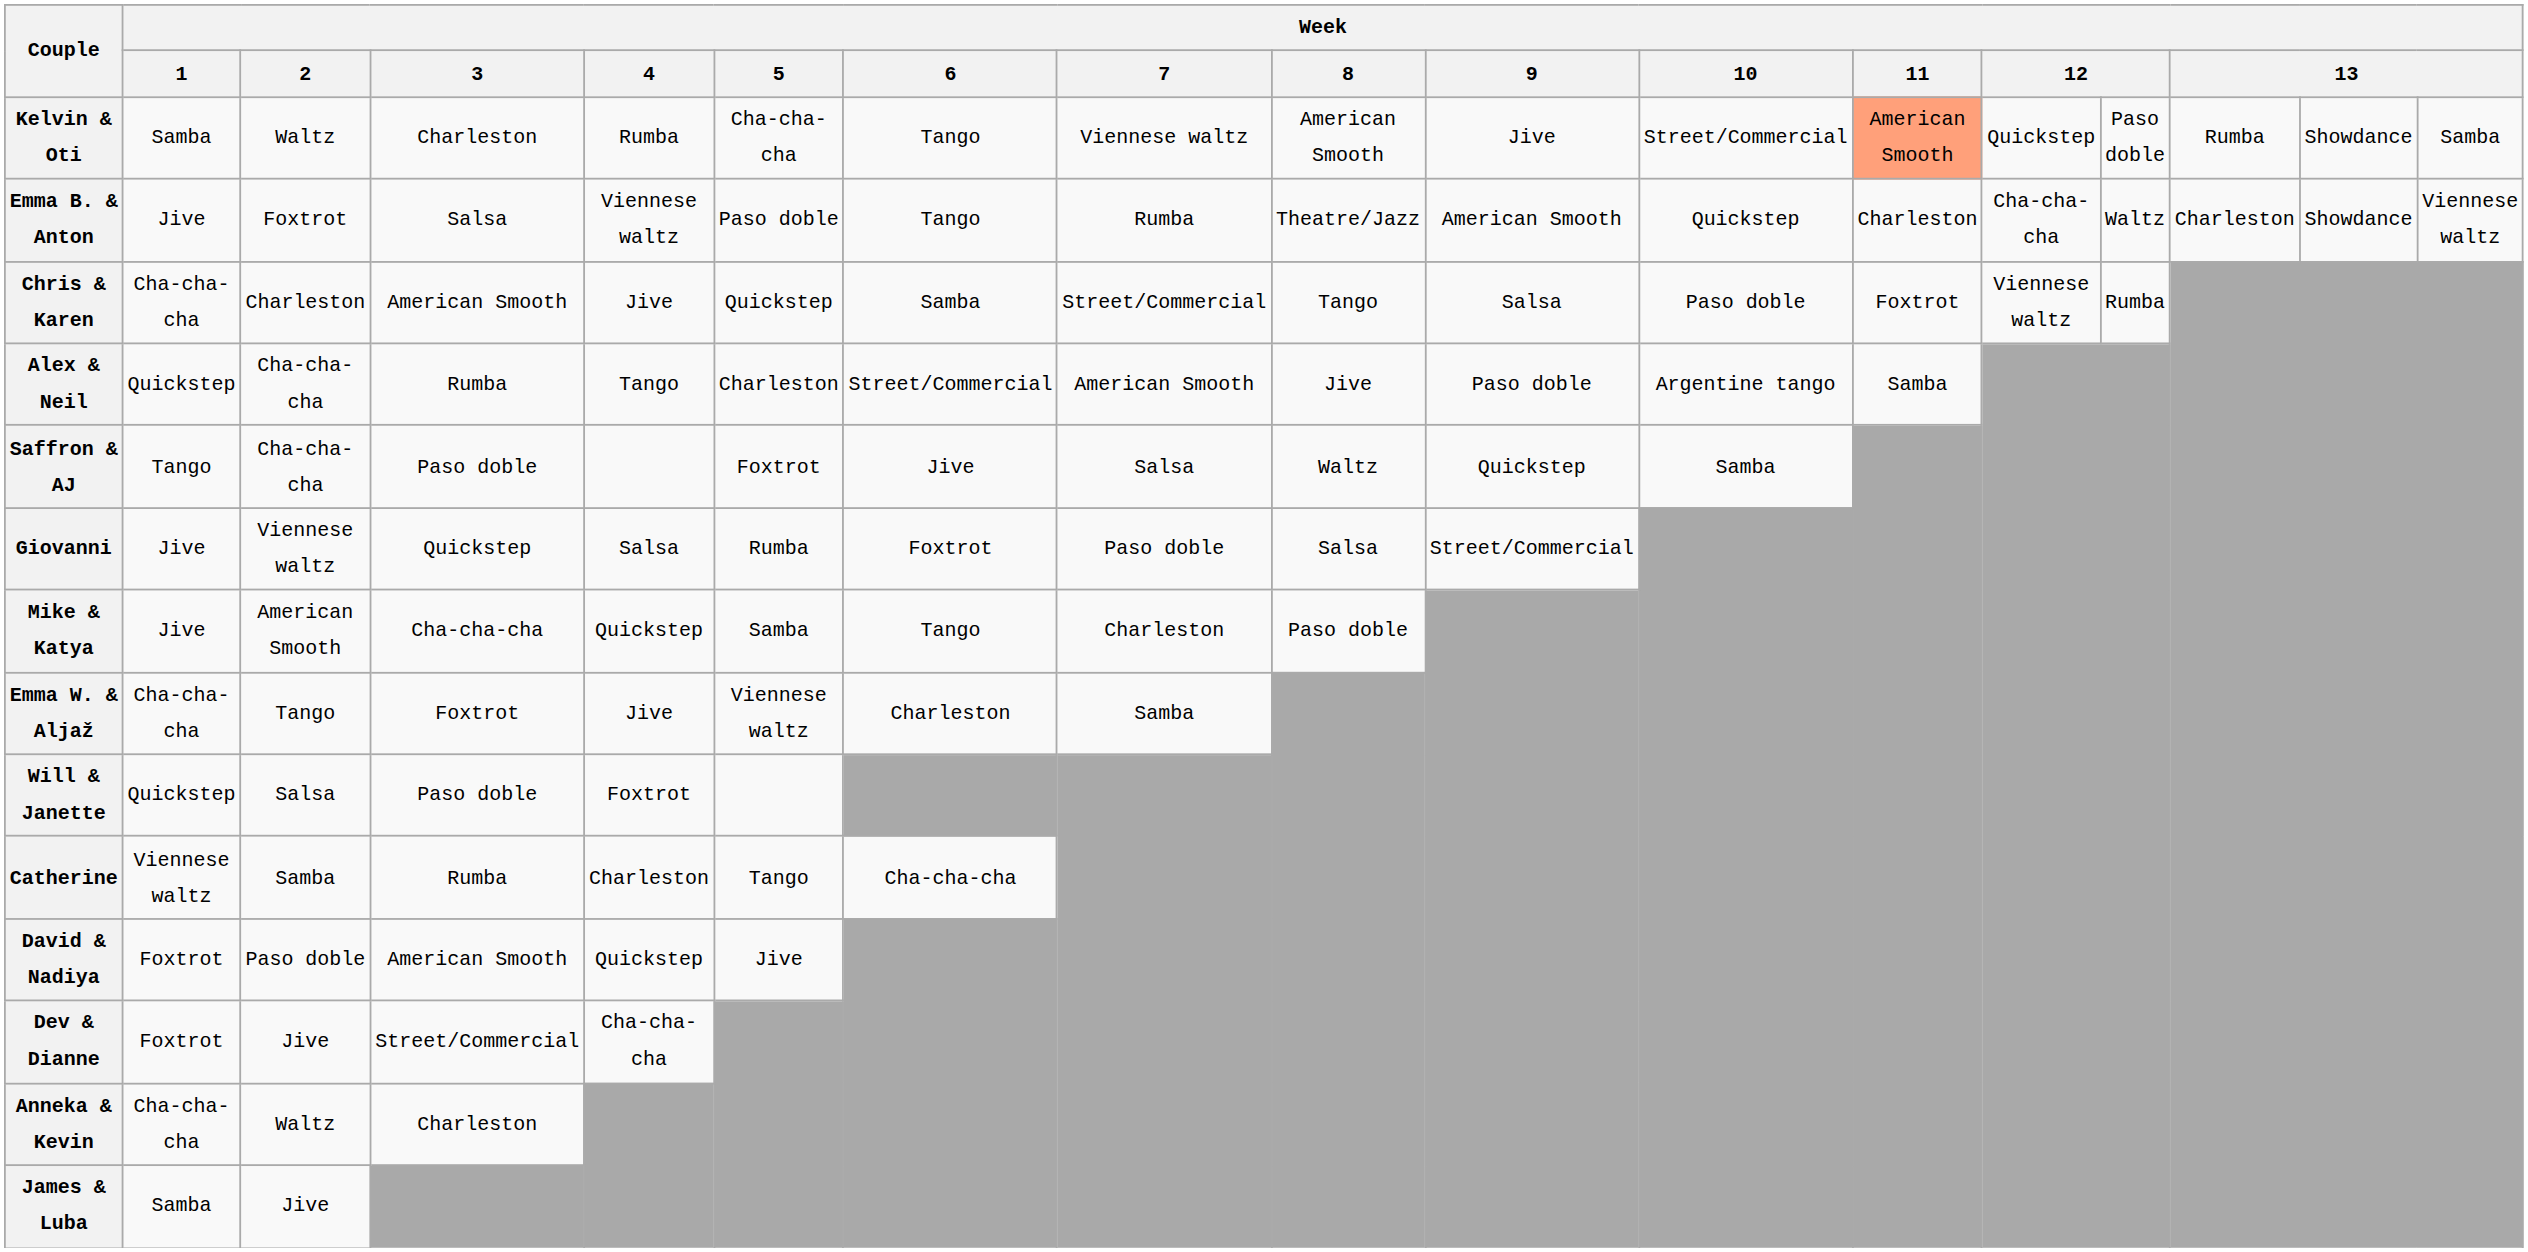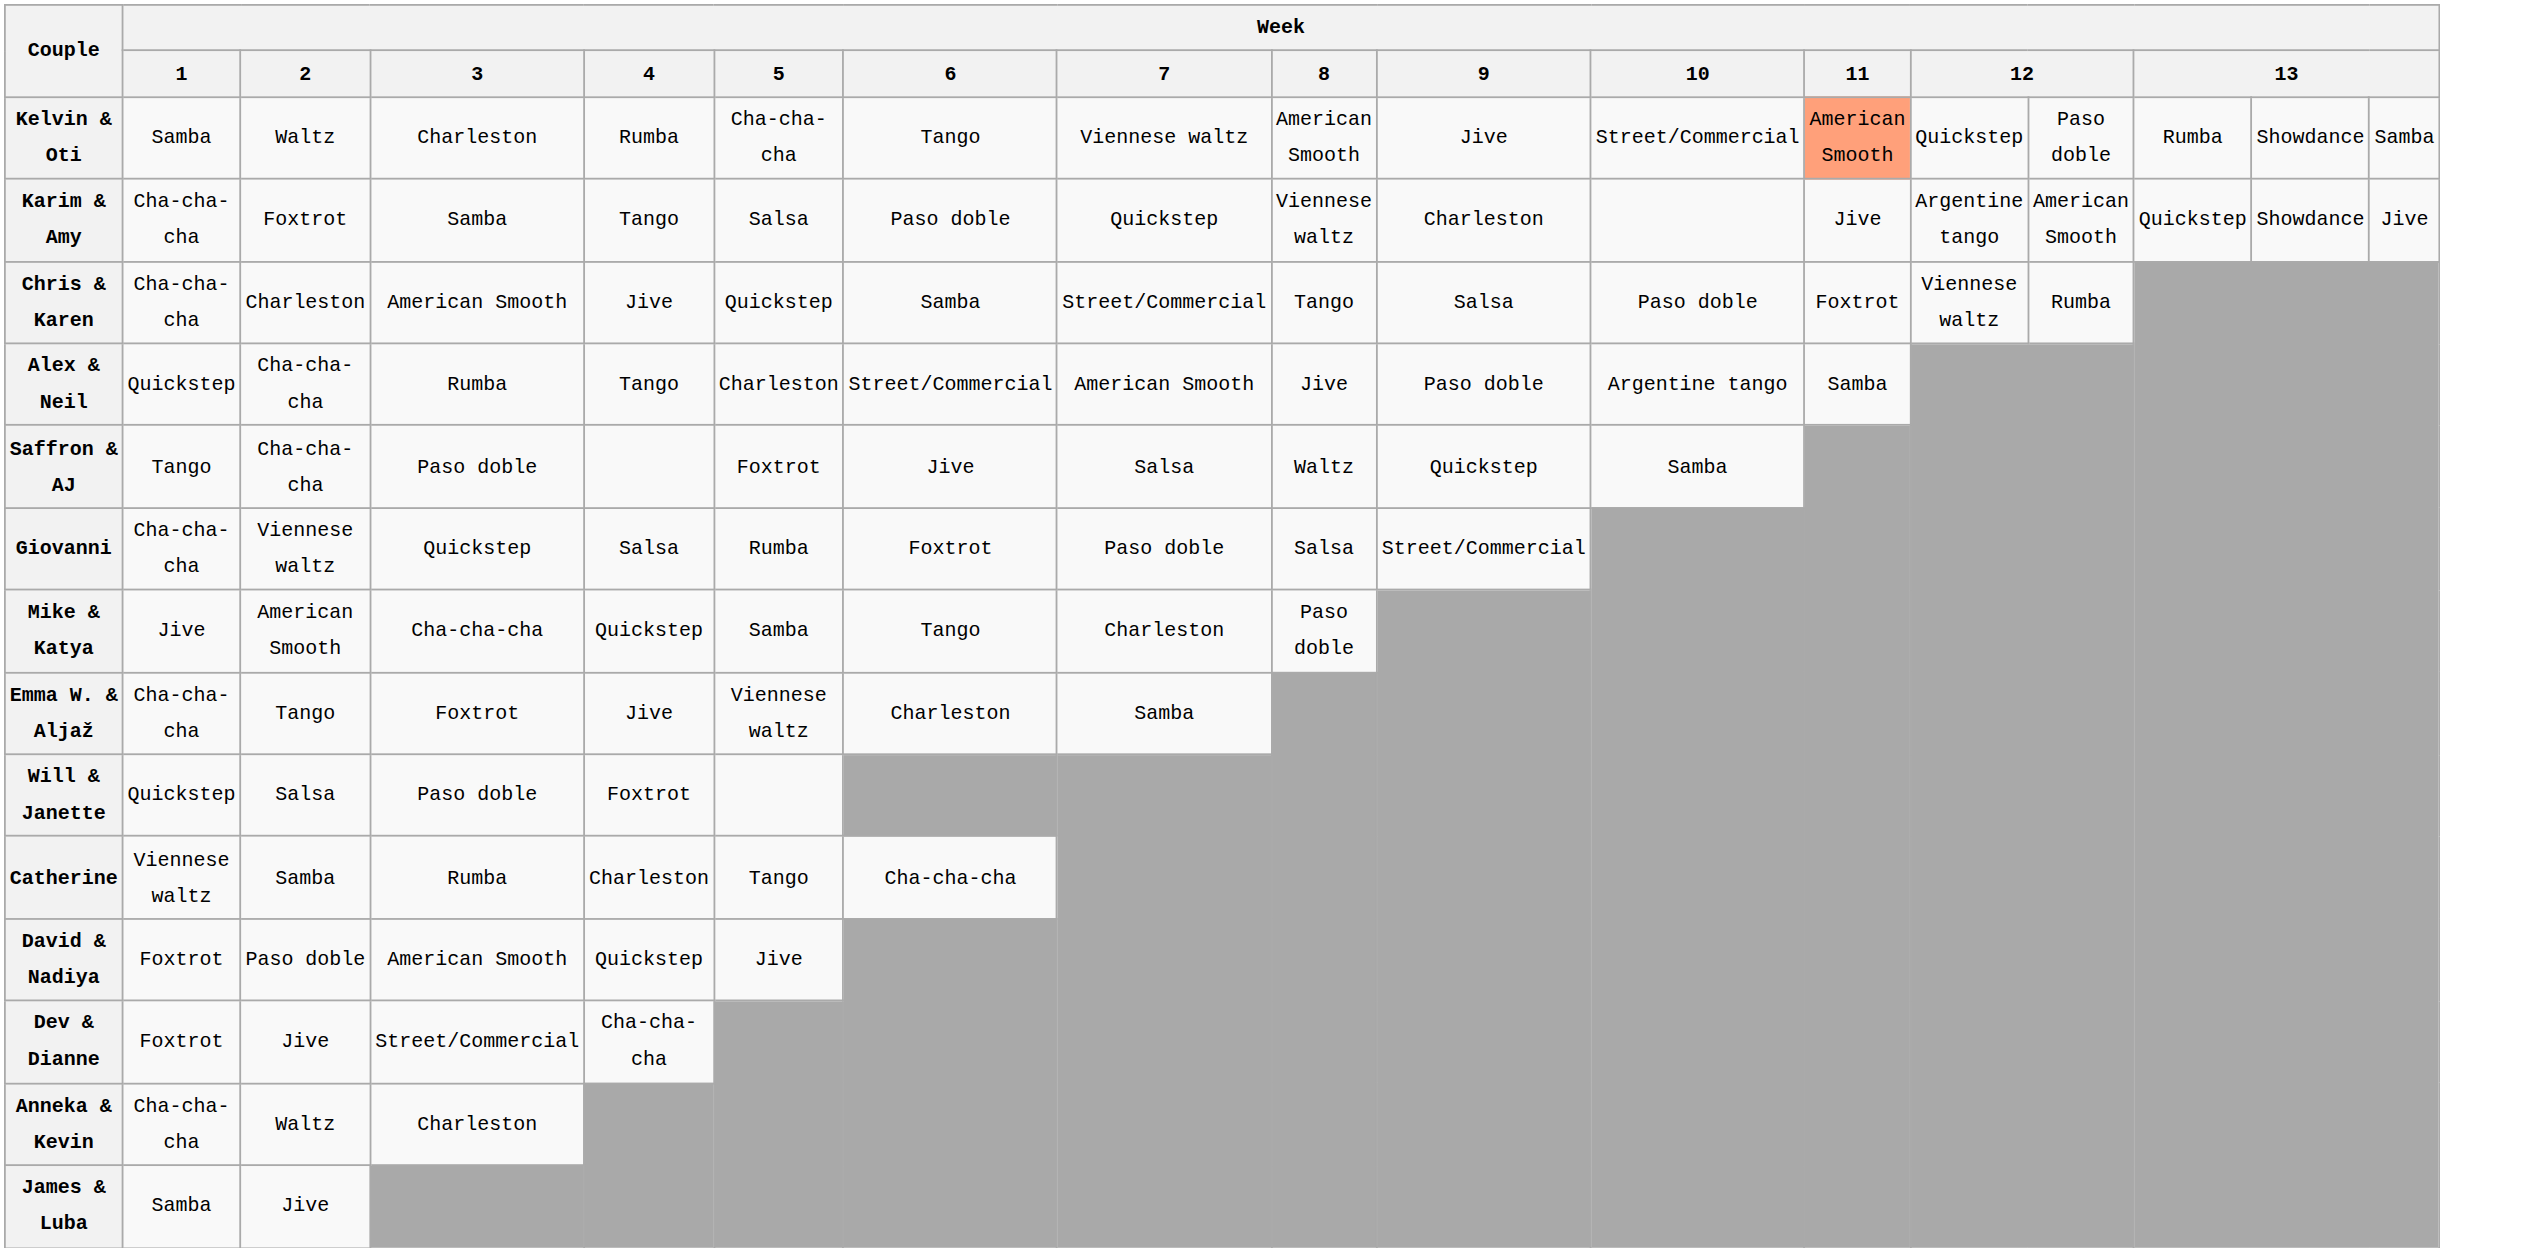+ row: (64, 220)
- row: (64, 220)
(182, 549) Jive -> (182, 549) Cha-cha-cha
